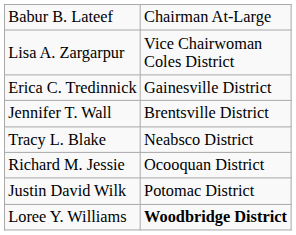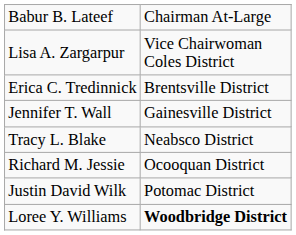(208, 87) Gainesville District -> (206, 87) Brentsville District
(206, 113) Brentsville District -> (208, 113) Gainesville District
